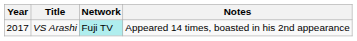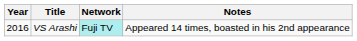(18, 28) 2017 -> (18, 28) 2016
